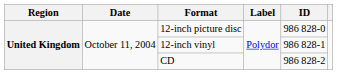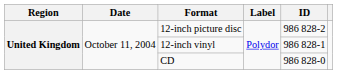(304, 28) 986 828-0 -> (304, 28) 986 828-2
(304, 61) 986 828-2 -> (304, 61) 986 828-0
